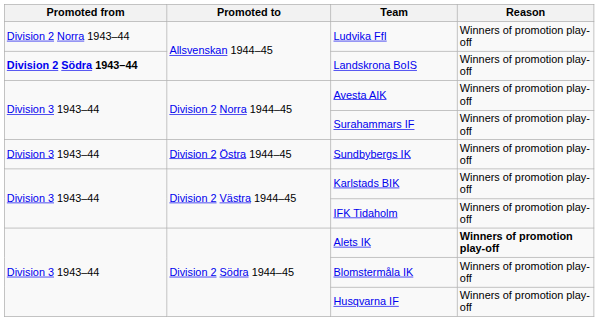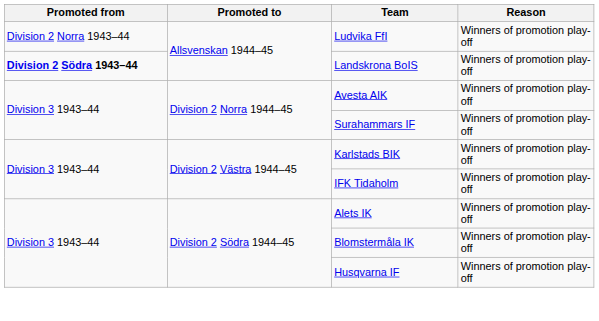- row: (372, 154)
(516, 242) bold -> (526, 213) normal
